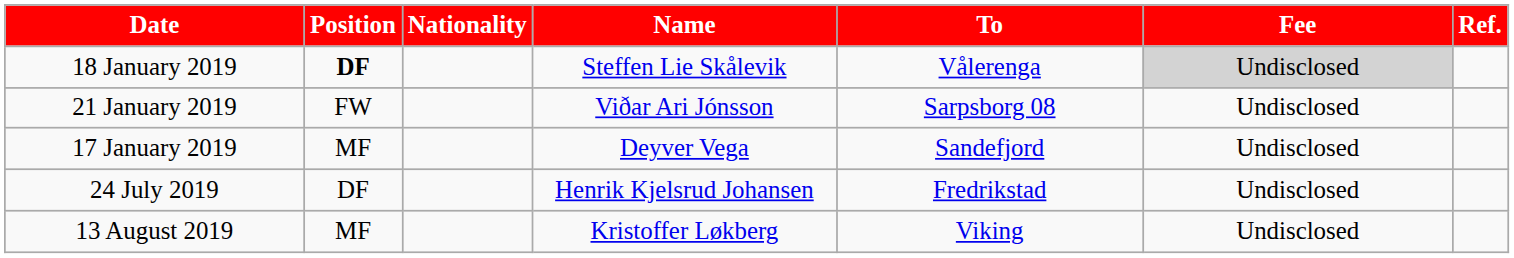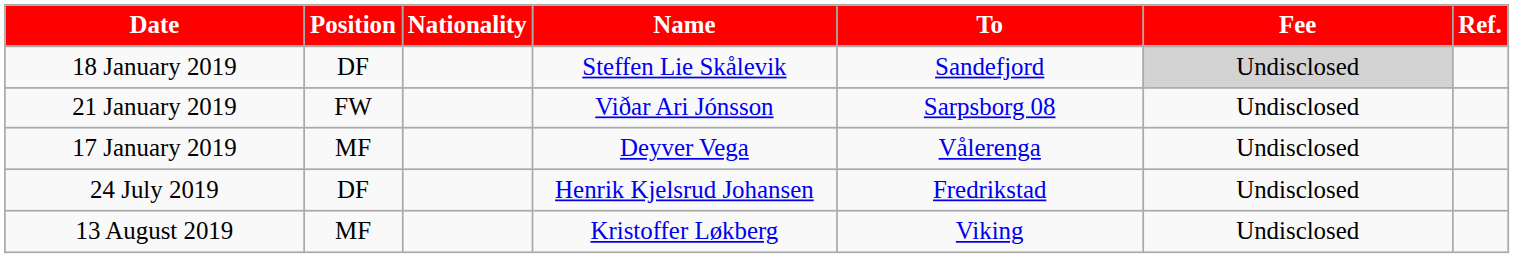(353, 66) bold -> (353, 66) normal
(990, 66) Vålerenga -> (990, 66) Sandefjord
(990, 148) Sandefjord -> (990, 148) Vålerenga
